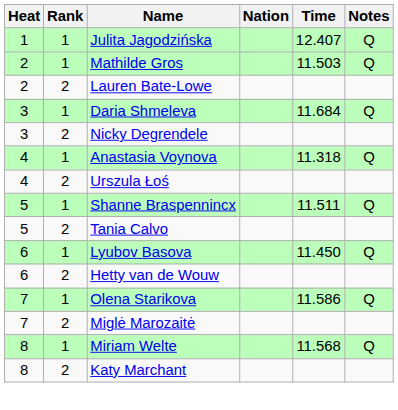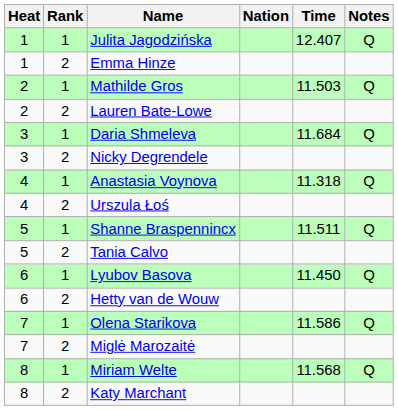+ row: (133, 63)
